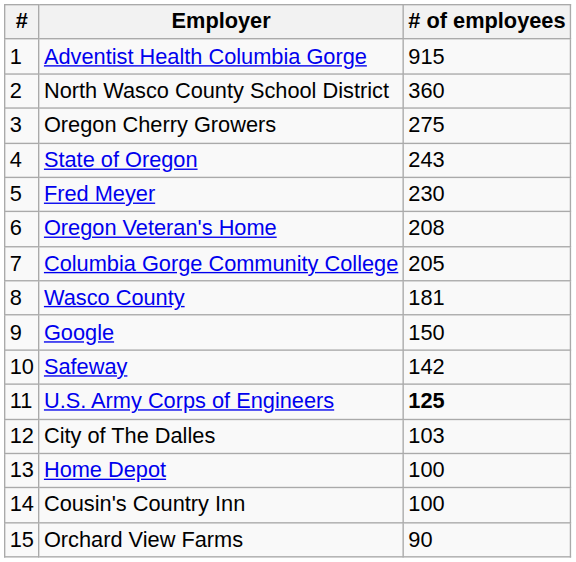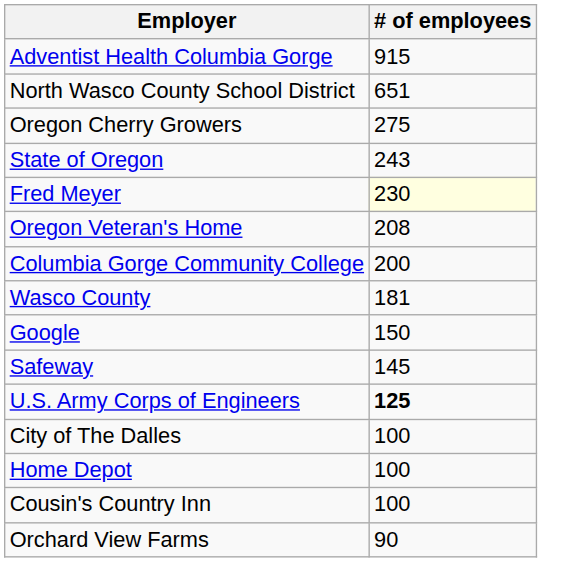- column: (22, 21)
(426, 90) 360 -> (392, 90) 651
(426, 194) no background -> (392, 194) lightyellow background
(426, 263) 205 -> (392, 263) 200
(426, 366) 142 -> (392, 366) 145
(426, 435) 103 -> (392, 435) 100
